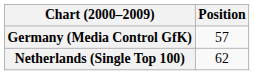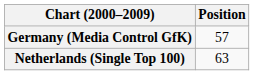(222, 59) 62 -> (222, 59) 63
